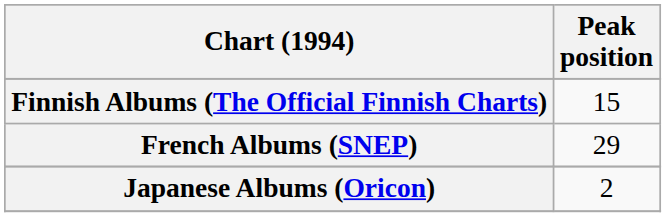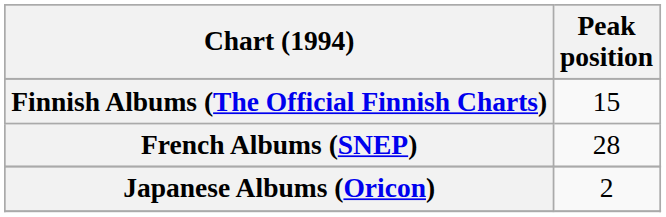(607, 144) 29 -> (607, 144) 28
